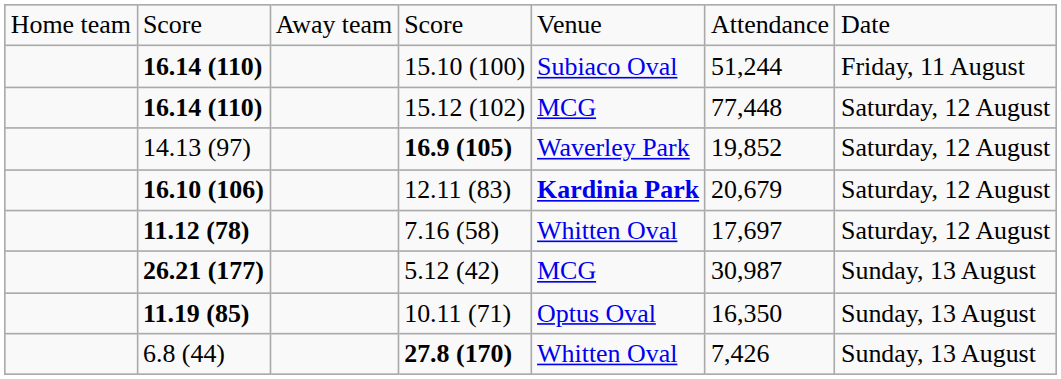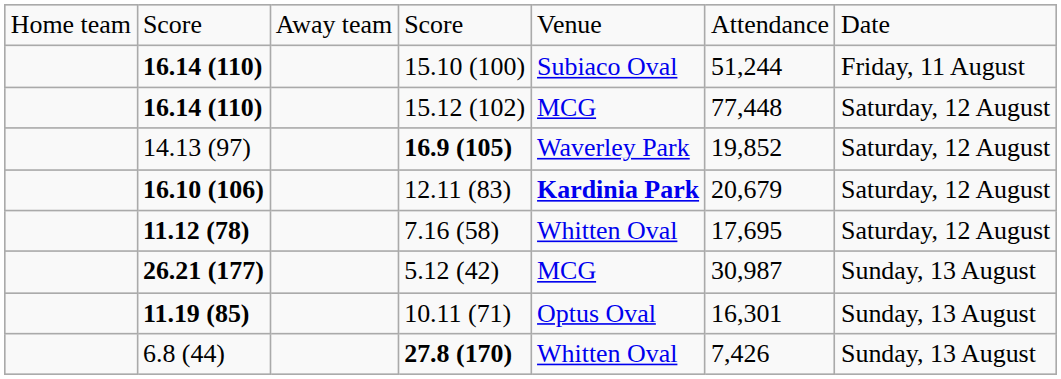(747, 230) 17,697 -> (747, 230) 17,695
(747, 312) 16,350 -> (747, 312) 16,301
